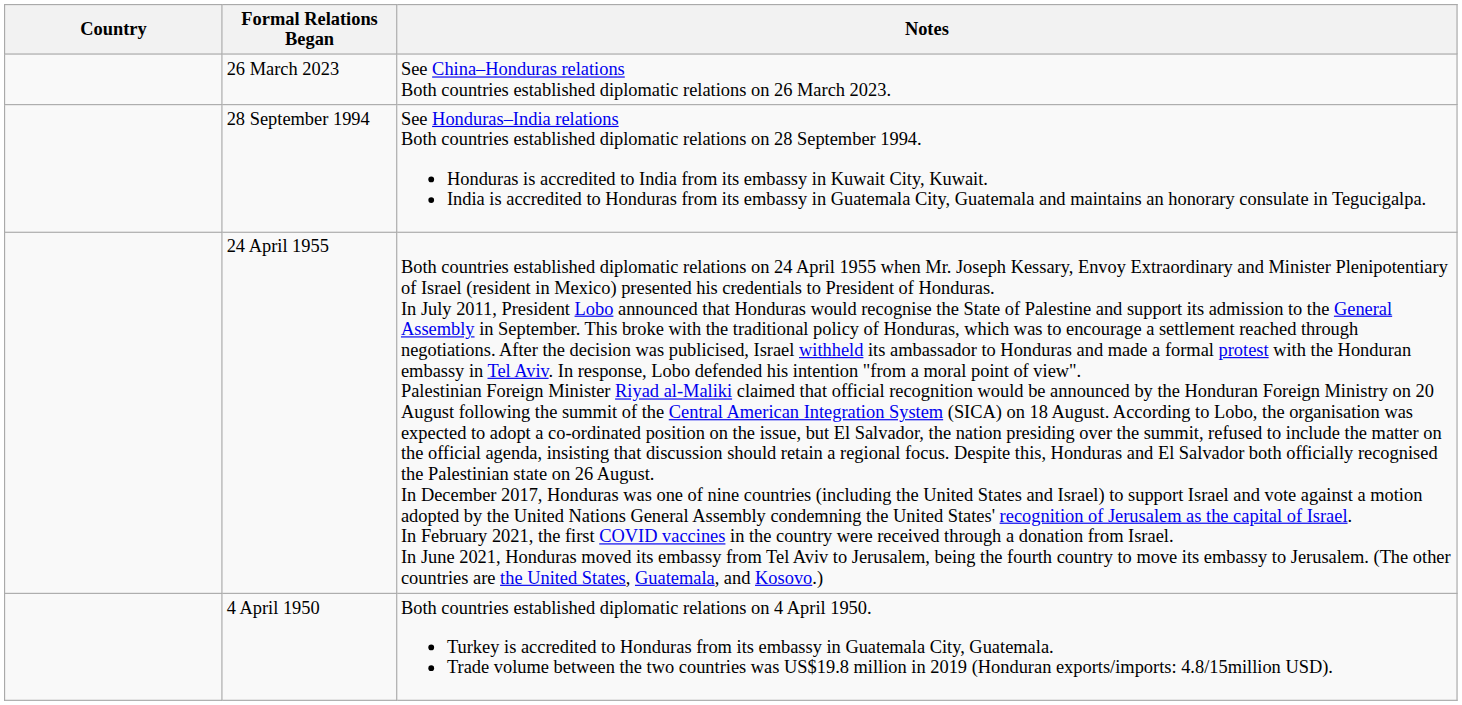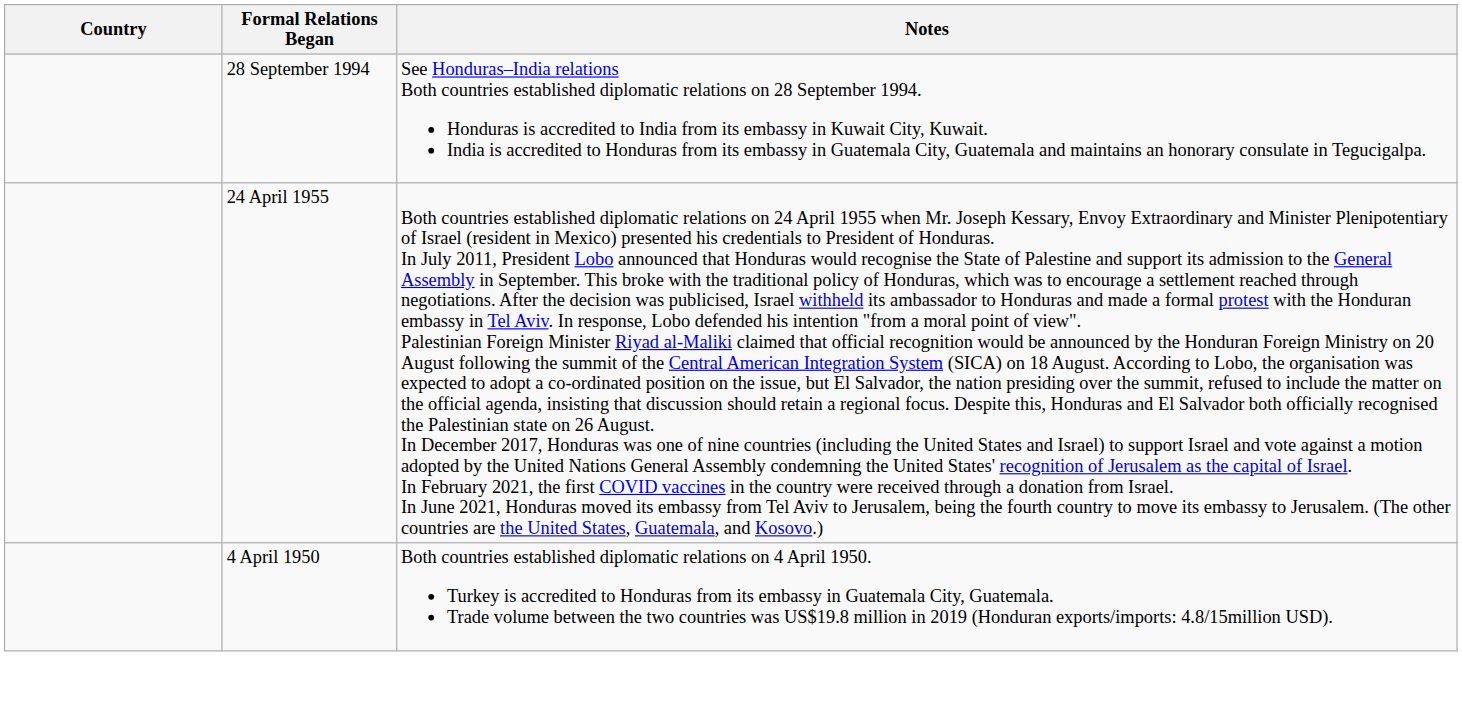- row: (283, 68)
